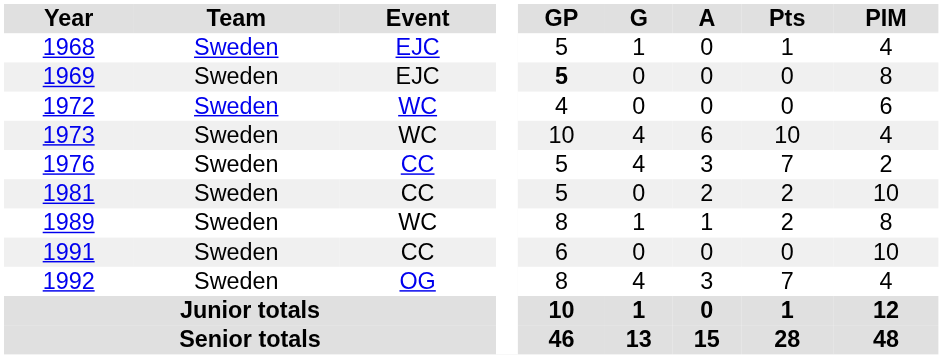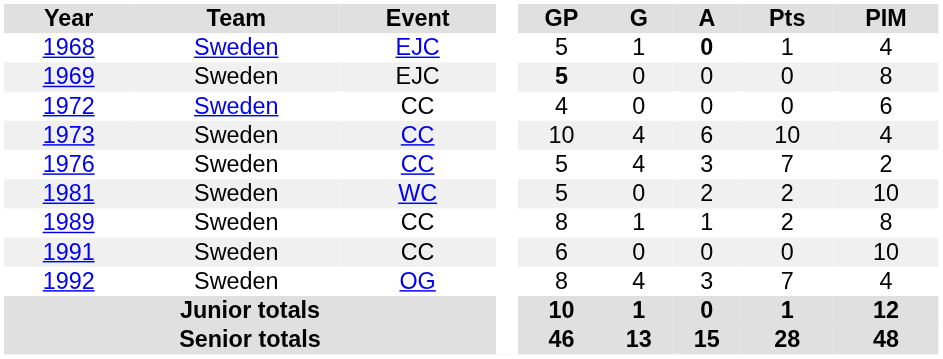(707, 47) normal -> (707, 47) bold
(418, 105) WC -> (418, 105) CC
(418, 135) WC -> (418, 135) CC
(418, 193) CC -> (418, 193) WC
(418, 222) WC -> (418, 222) CC
